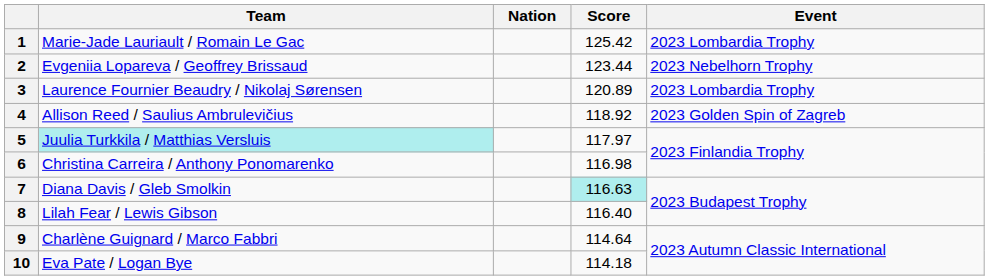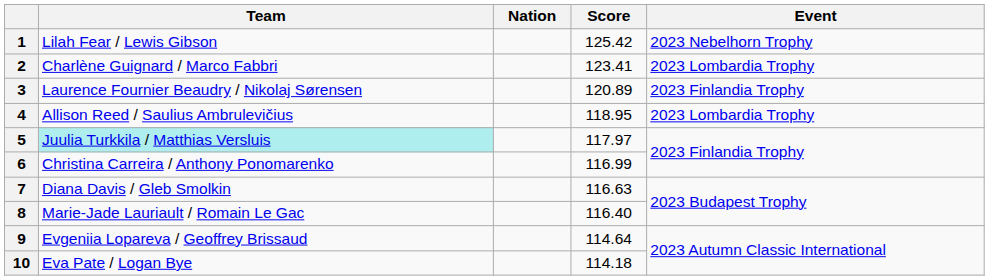(173, 41) Marie-Jade Lauriault / Romain Le Gac -> (130, 41) Lilah Fear / Lewis Gibson
(732, 41) 2023 Lombardia Trophy -> (731, 41) 2023 Nebelhorn Trophy
(175, 66) Evgeniia Lopareva / Geoffrey Brissaud -> (160, 66) Charlène Guignard / Marco Fabbri
(609, 66) 123.44 -> (609, 66) 123.41
(731, 66) 2023 Nebelhorn Trophy -> (732, 66) 2023 Lombardia Trophy
(732, 90) 2023 Lombardia Trophy -> (727, 90) 2023 Finlandia Trophy
(609, 115) 118.92 -> (609, 115) 118.95
(748, 115) 2023 Golden Spin of Zagreb -> (732, 115) 2023 Lombardia Trophy
(609, 164) 116.98 -> (609, 164) 116.99
(609, 189) paleturquoise background -> (609, 189) no background
(130, 213) Lilah Fear / Lewis Gibson -> (173, 213) Marie-Jade Lauriault / Romain Le Gac
(160, 238) Charlène Guignard / Marco Fabbri -> (175, 238) Evgeniia Lopareva / Geoffrey Brissaud
